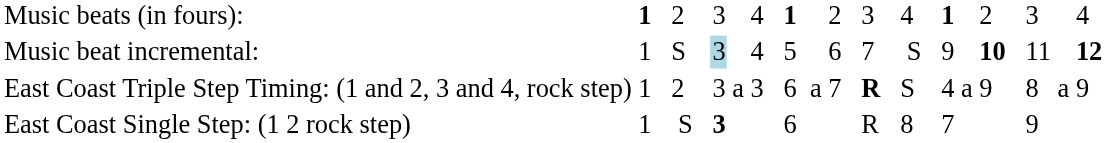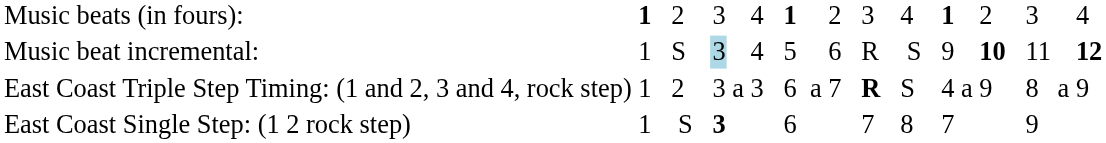(868, 51) 7 -> (870, 51) R
(870, 124) R -> (868, 124) 7
